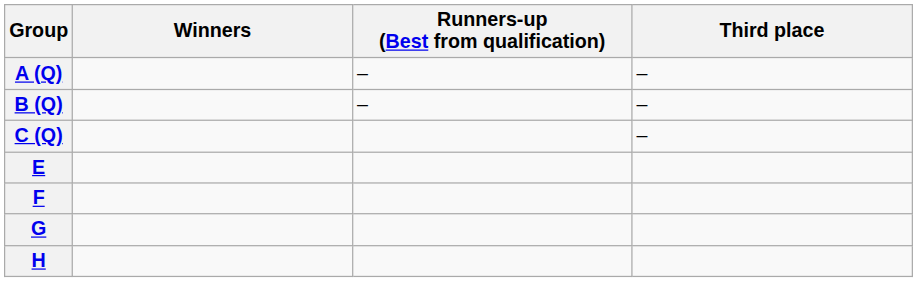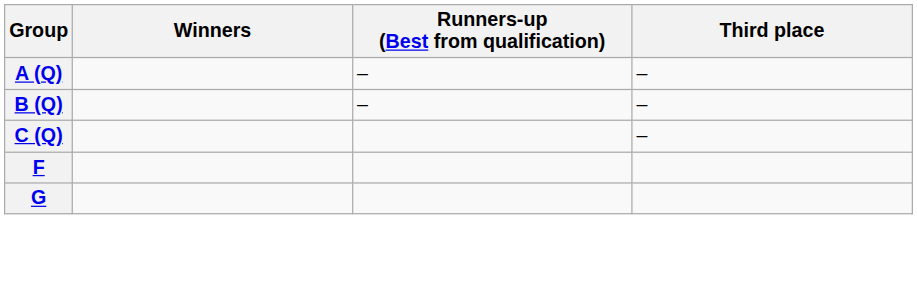- row: (39, 167)
- row: (39, 260)
